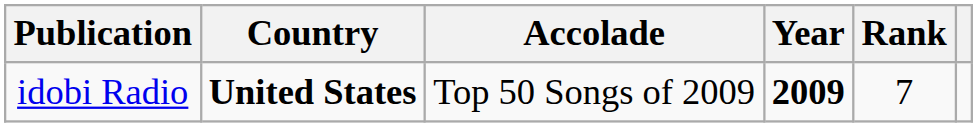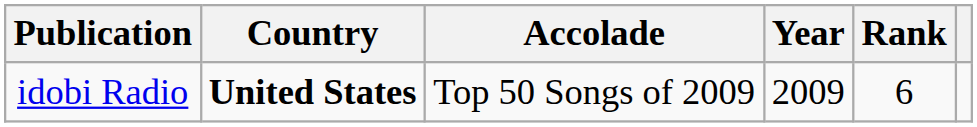(808, 91) bold -> (808, 91) normal
(904, 91) 7 -> (904, 91) 6
